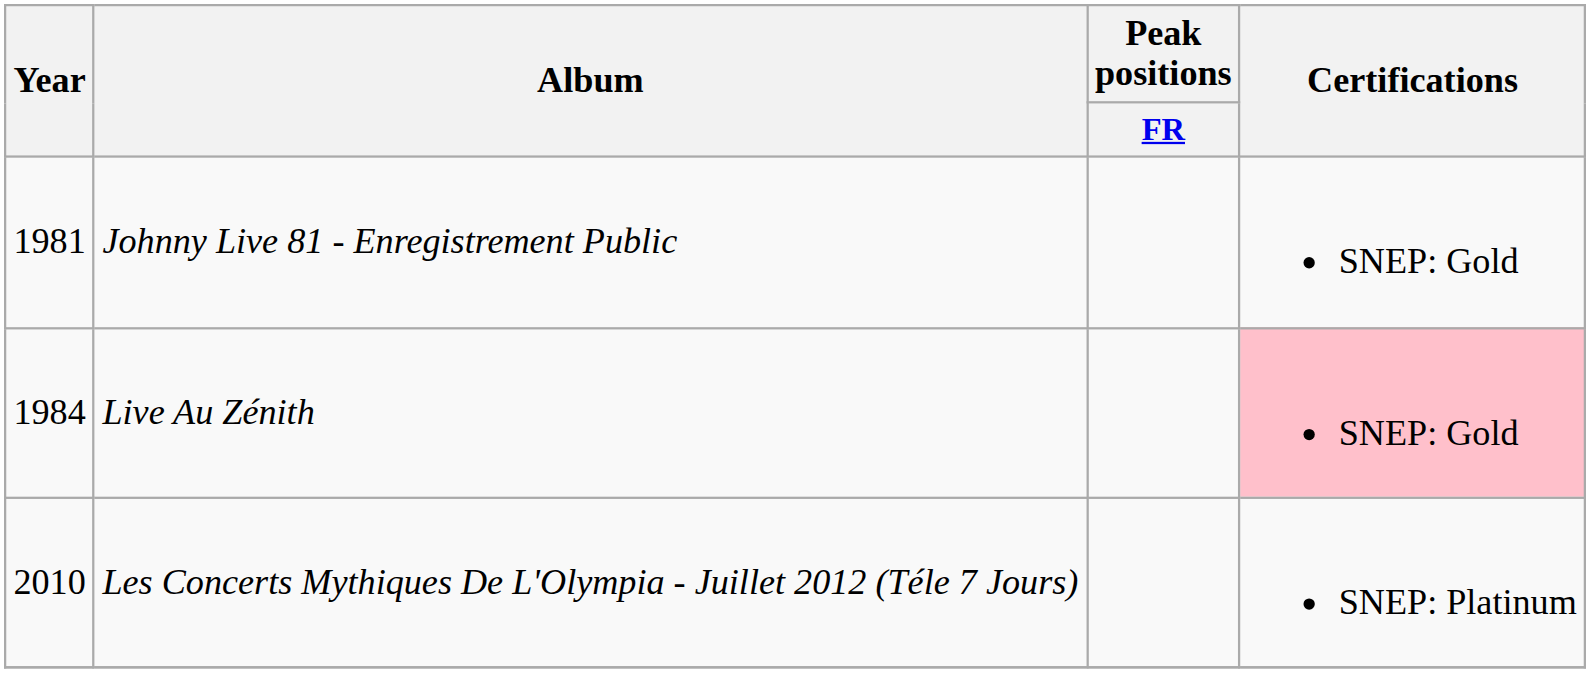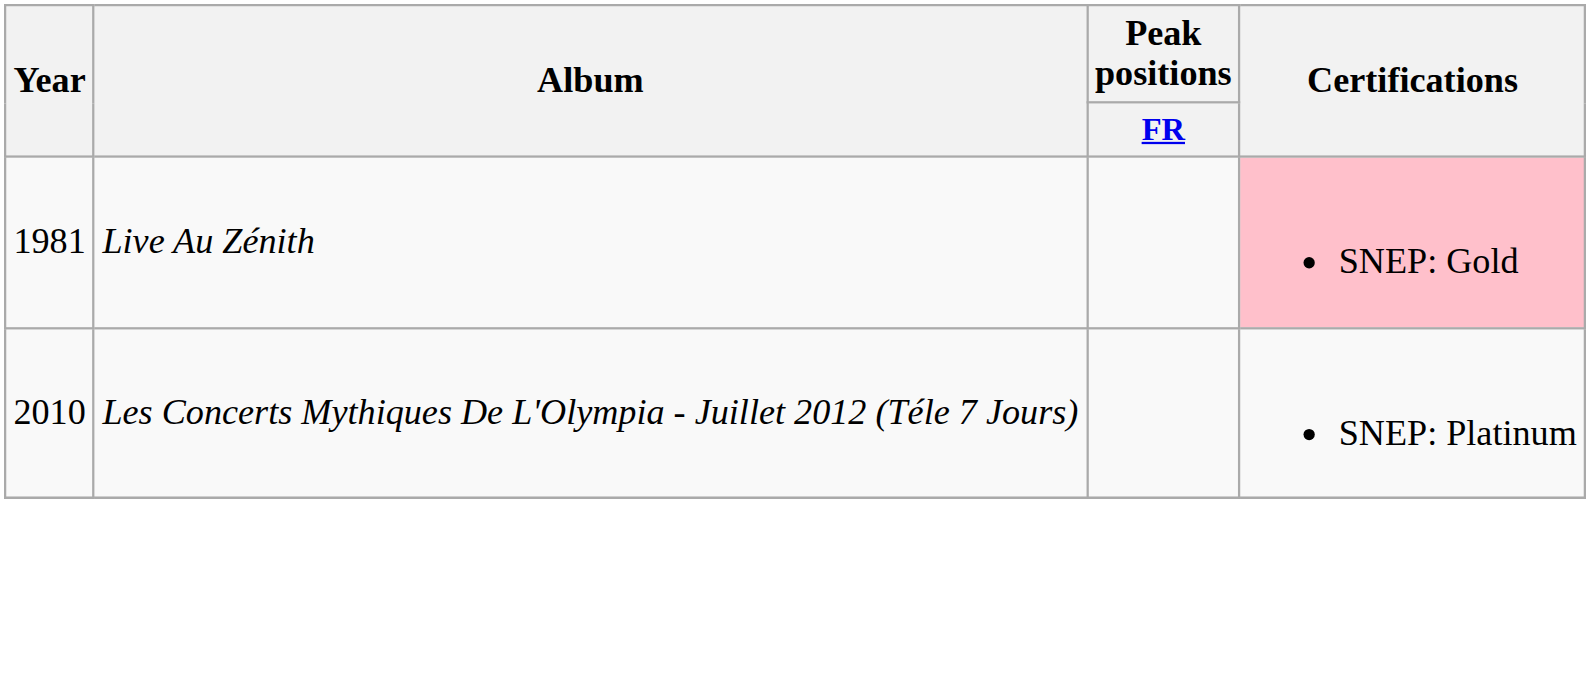- row: (390, 241)
(50, 411) 1984 -> (50, 241) 1981
